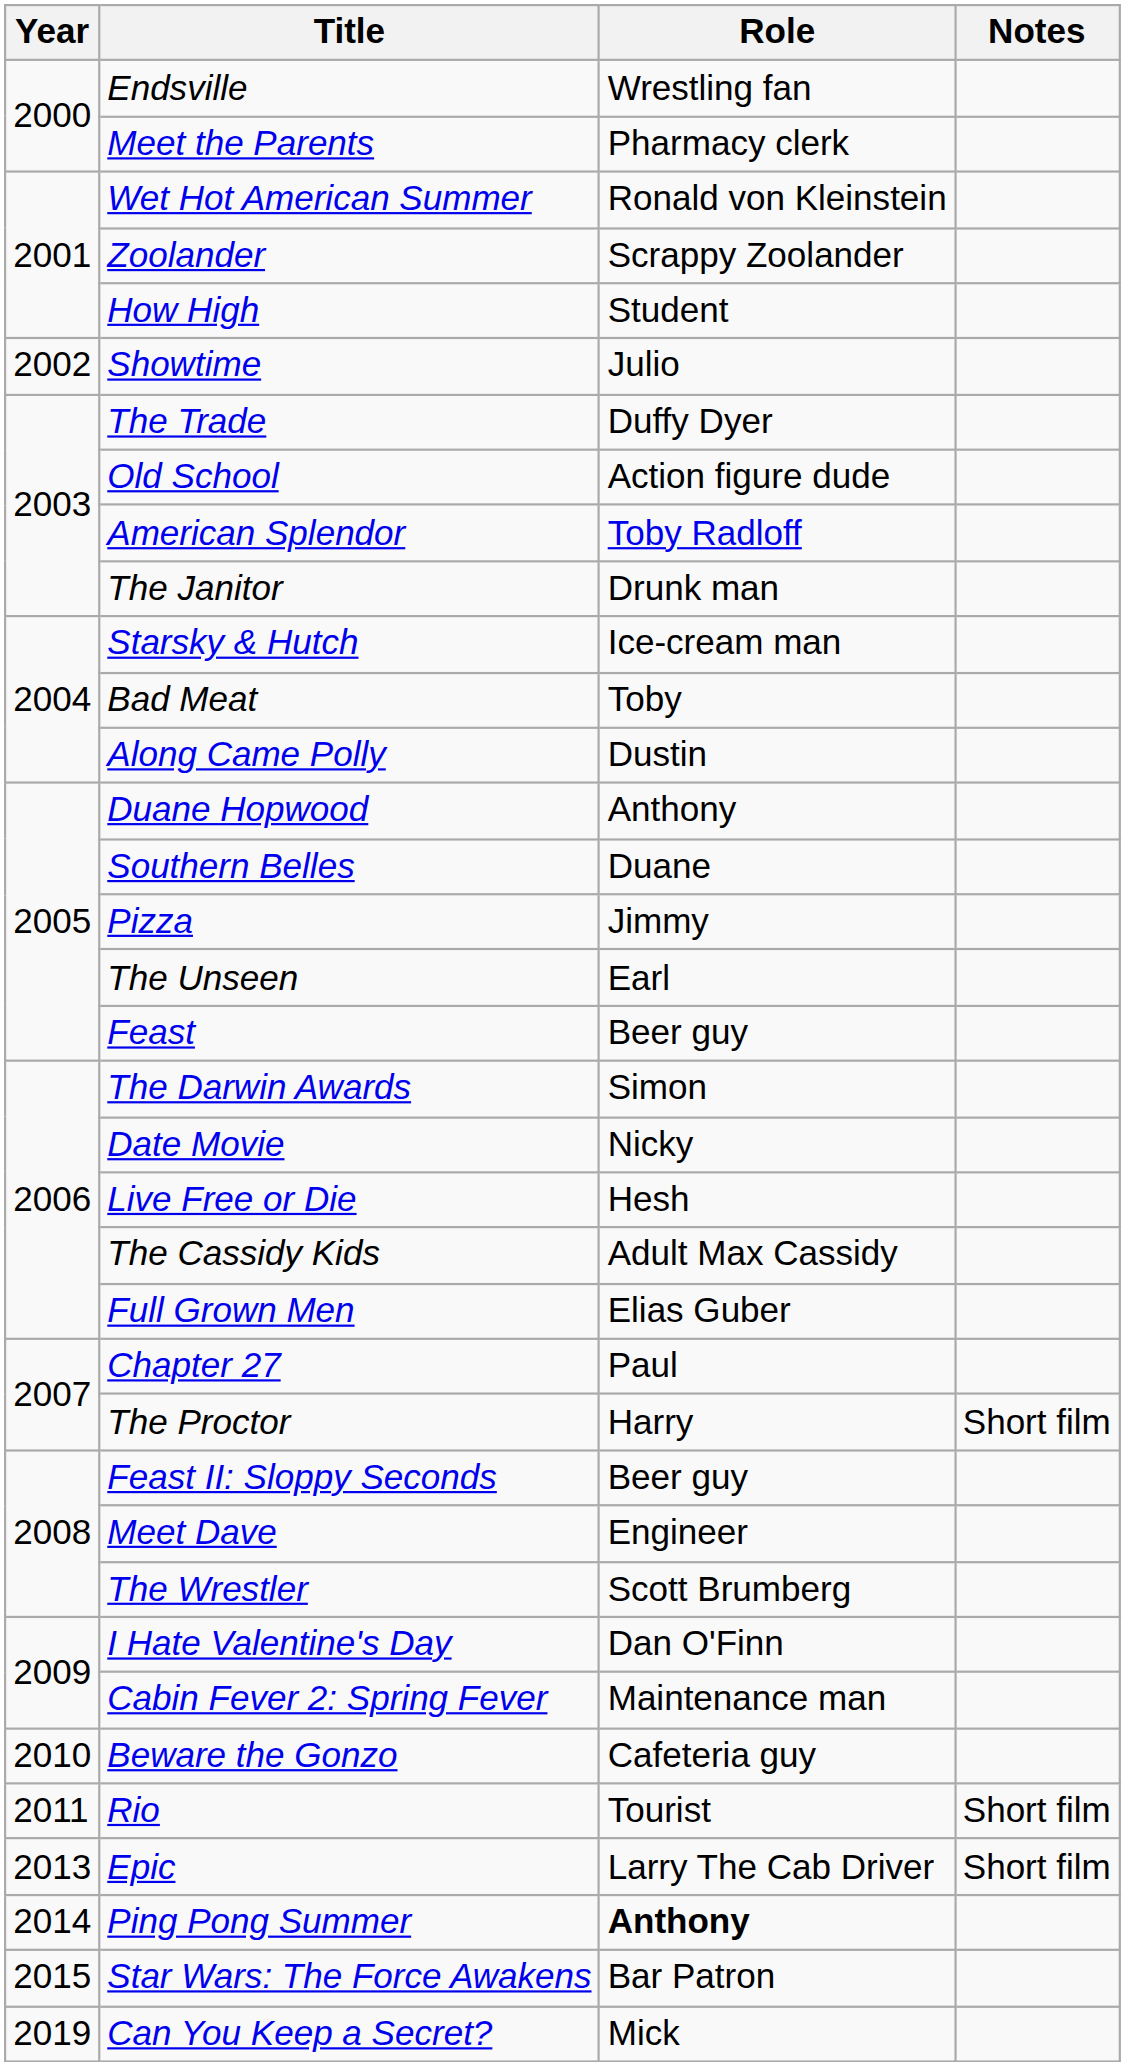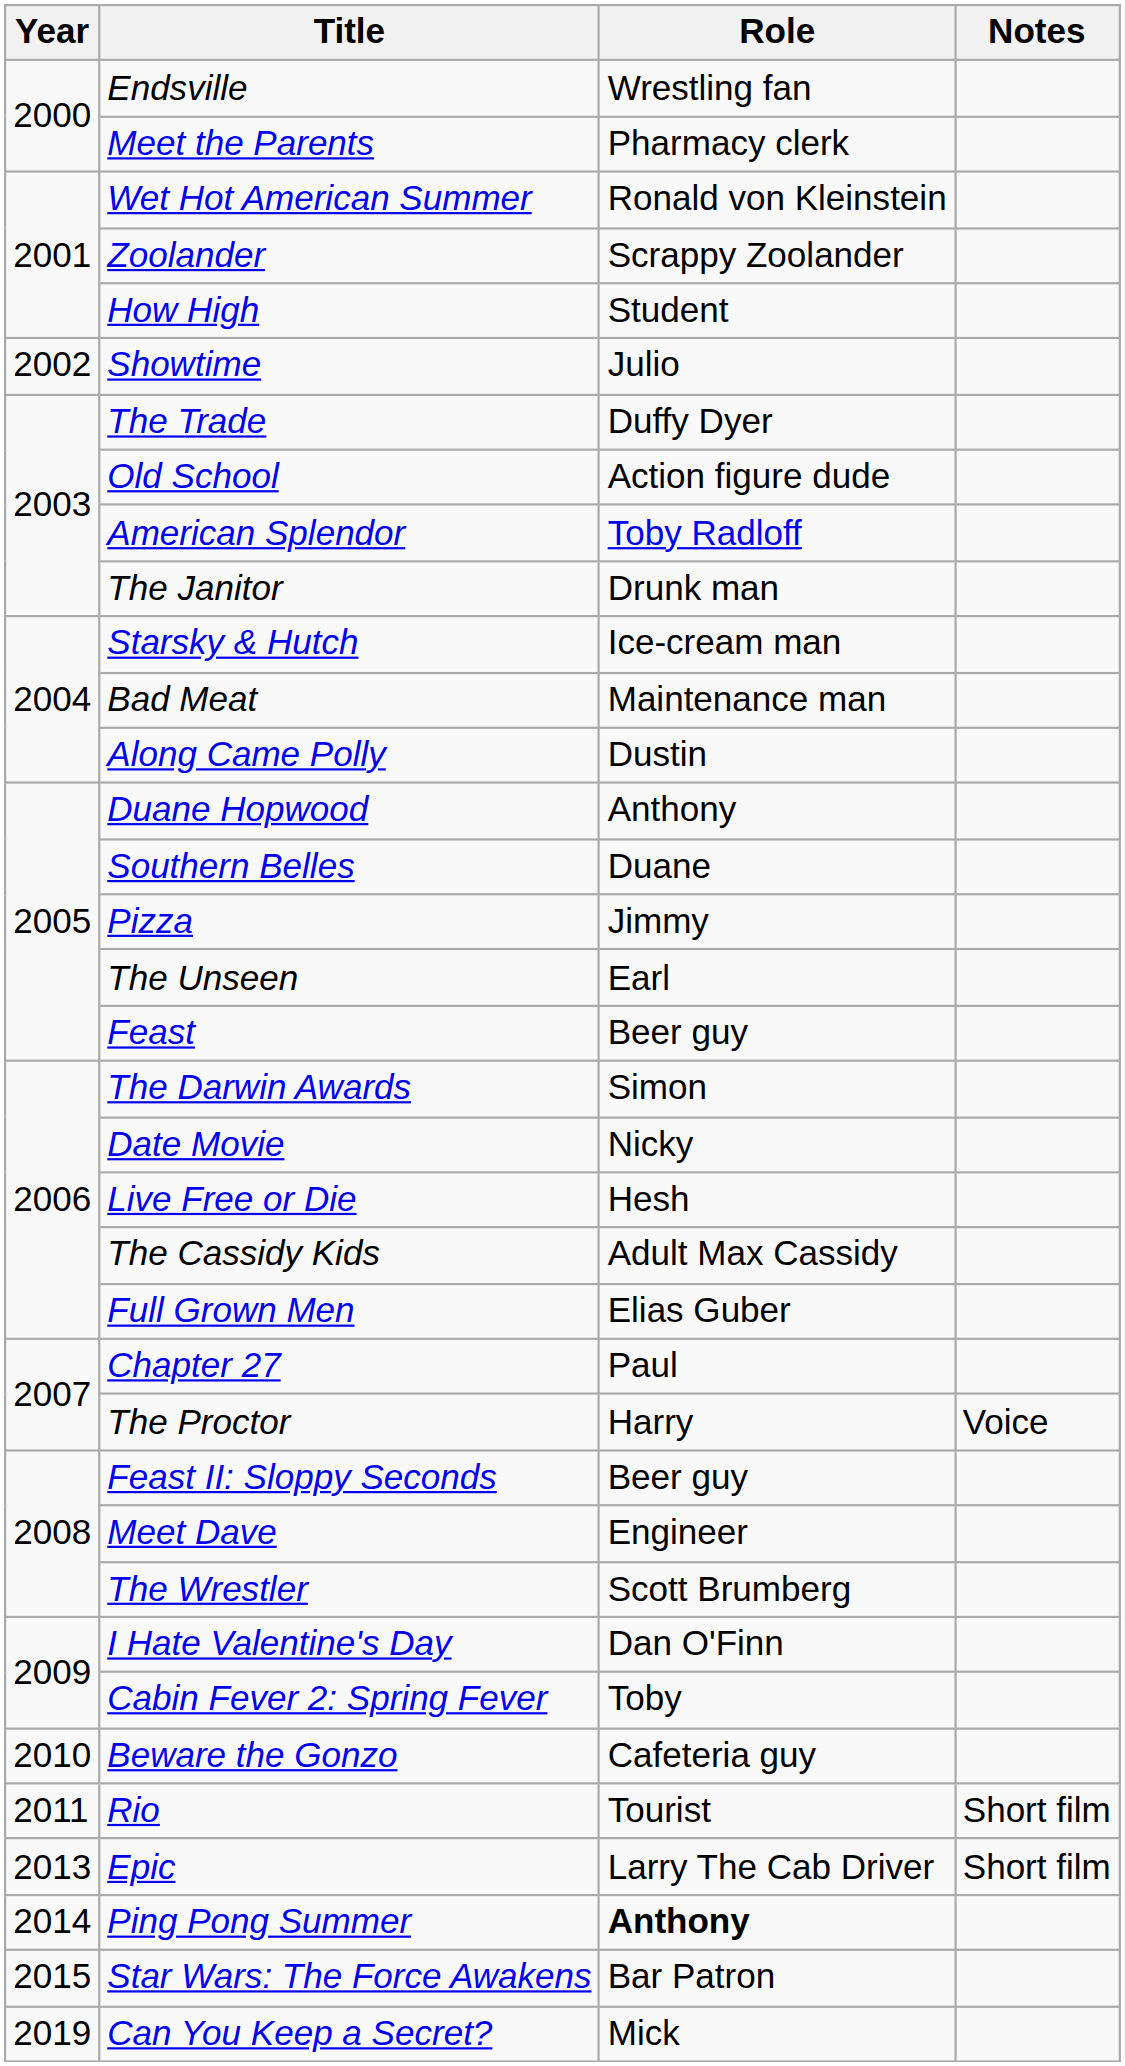(645, 699) Toby -> (747, 699) Maintenance man
(1037, 1421) Short film -> (1006, 1421) Voice
(747, 1699) Maintenance man -> (645, 1699) Toby
